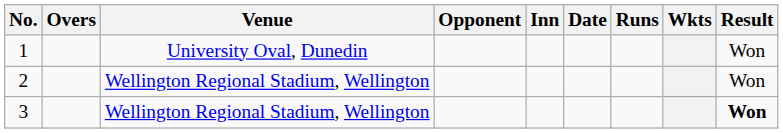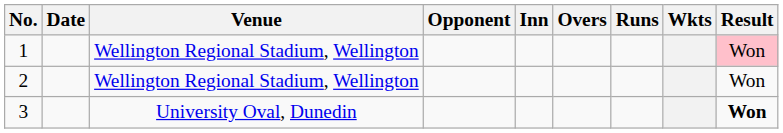columns swapped: (587, 19) <-> (71, 19)
(267, 50) University Oval, Dunedin -> (256, 50) Wellington Regional Stadium, Wellington
(747, 50) no background -> (747, 50) pink background
(267, 111) Wellington Regional Stadium, Wellington -> (256, 111) University Oval, Dunedin
